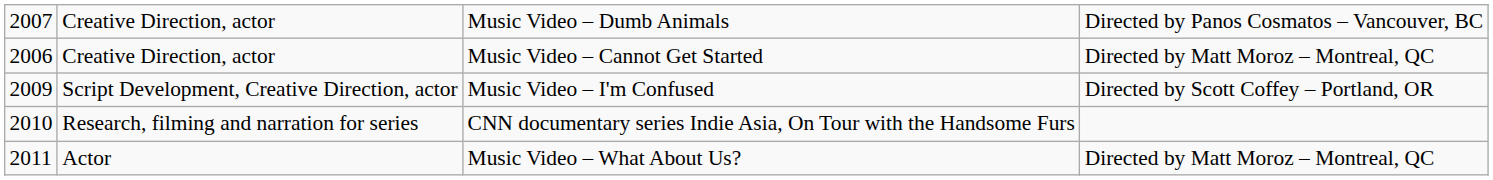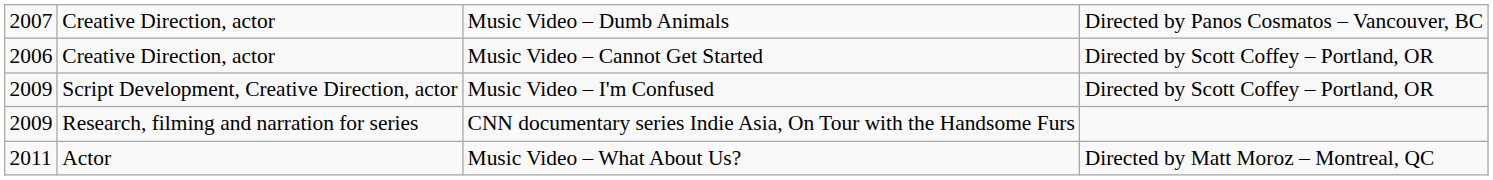(1259, 55) Directed by Matt Moroz – Montreal, QC -> (1259, 55) Directed by Scott Coffey – Portland, OR
(31, 123) 2010 -> (31, 123) 2009
